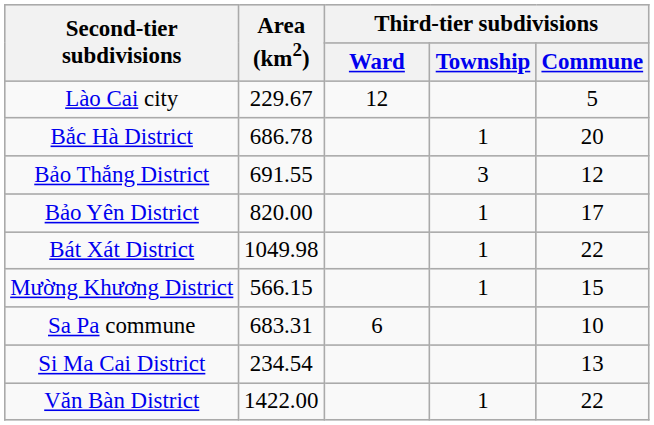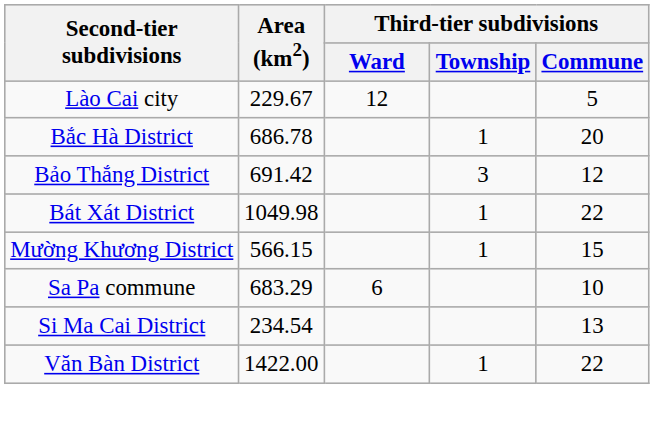(281, 174) 691.55 -> (281, 174) 691.42
- row: (122, 212)
(281, 325) 683.31 -> (281, 288) 683.29
